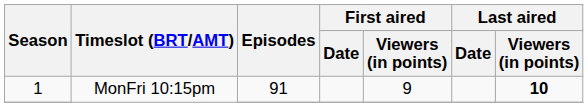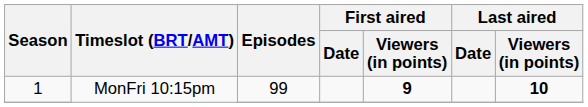(279, 89) 91 -> (279, 89) 99
(407, 89) normal -> (407, 89) bold
